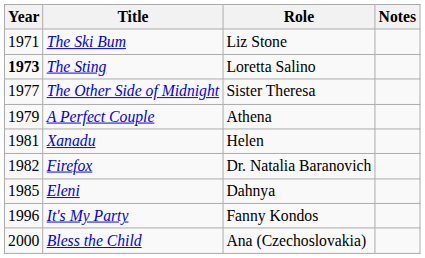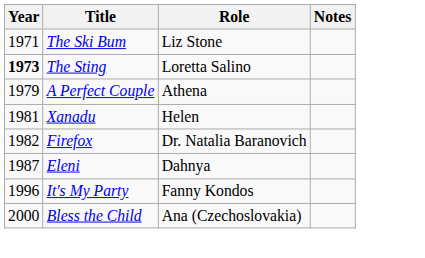- row: (133, 91)
(24, 191) 1985 -> (24, 166) 1987
